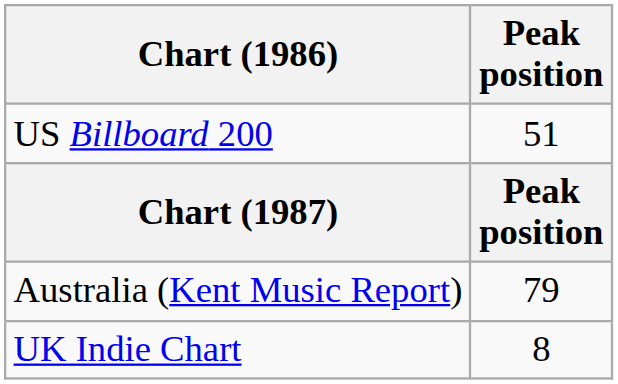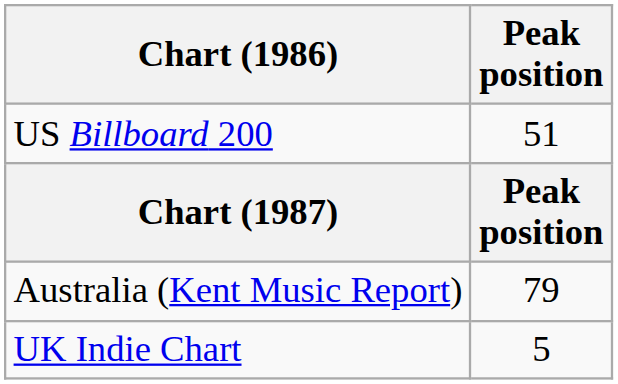(541, 348) 8 -> (541, 348) 5
